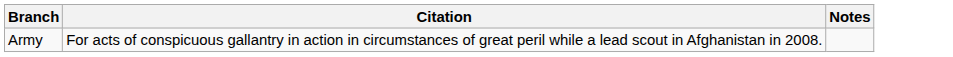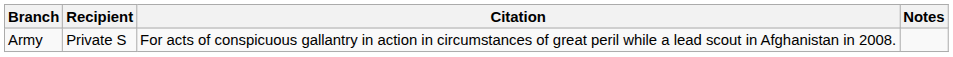+ column: (100, 16)
